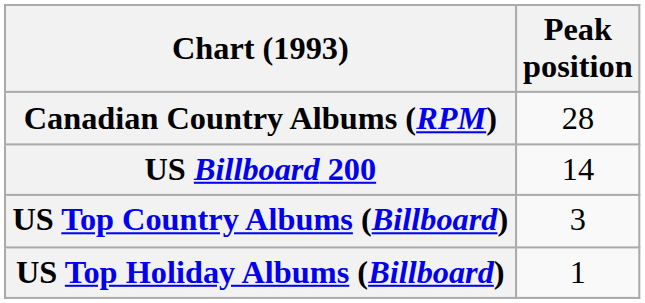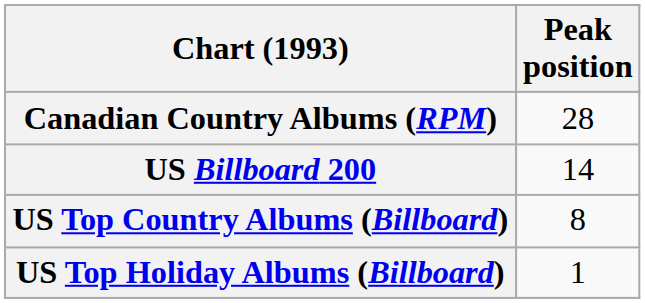(578, 220) 3 -> (578, 220) 8
